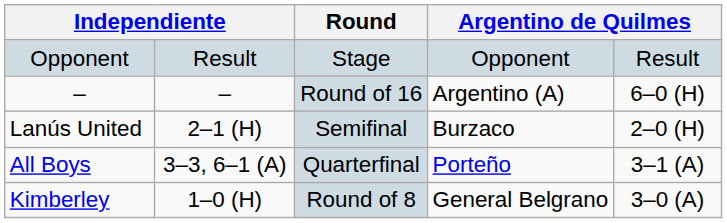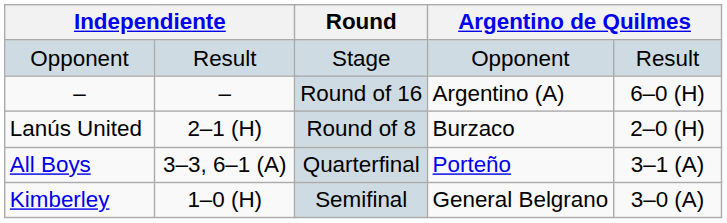(361, 128) Semifinal -> (361, 128) Round of 8
(361, 199) Round of 8 -> (361, 199) Semifinal
